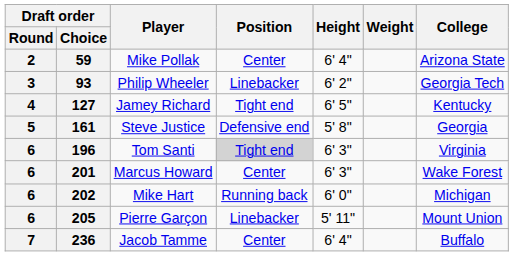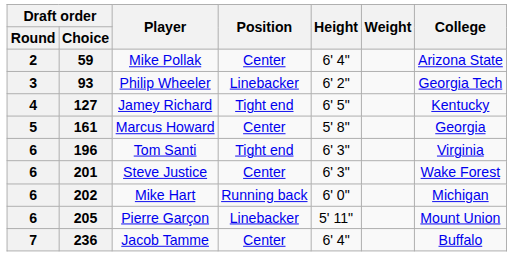(163, 128) Steve Justice -> (165, 128) Marcus Howard
(264, 128) Defensive end -> (264, 128) Center
(264, 150) lightgrey background -> (264, 150) no background
(163, 172) Marcus Howard -> (165, 172) Steve Justice
